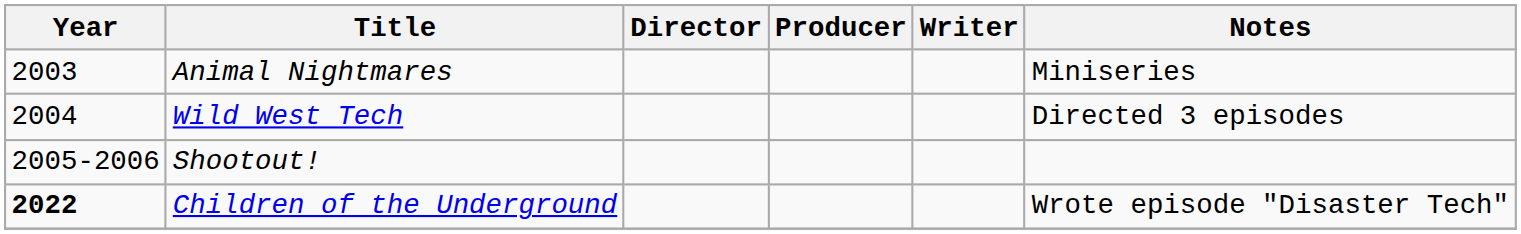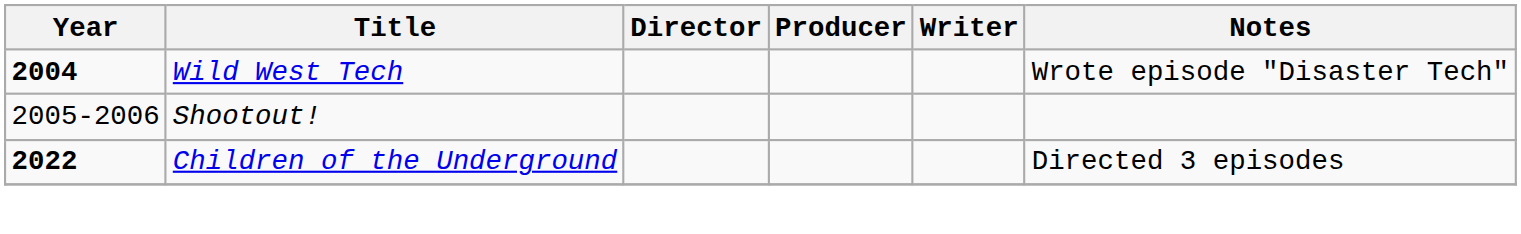- row: (313, 72)
(45, 117) normal -> (45, 72) bold
(1188, 117) Directed 3 episodes -> (1270, 72) Wrote episode "Disaster Tech"
(1270, 206) Wrote episode "Disaster Tech" -> (1188, 162) Directed 3 episodes
